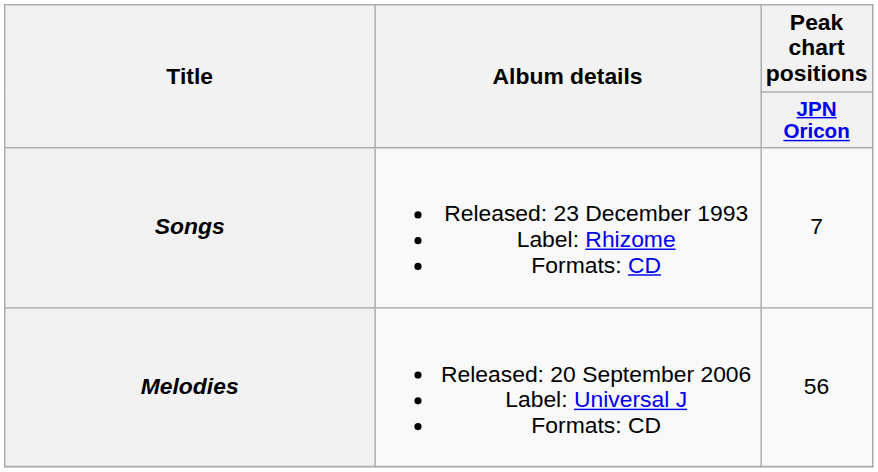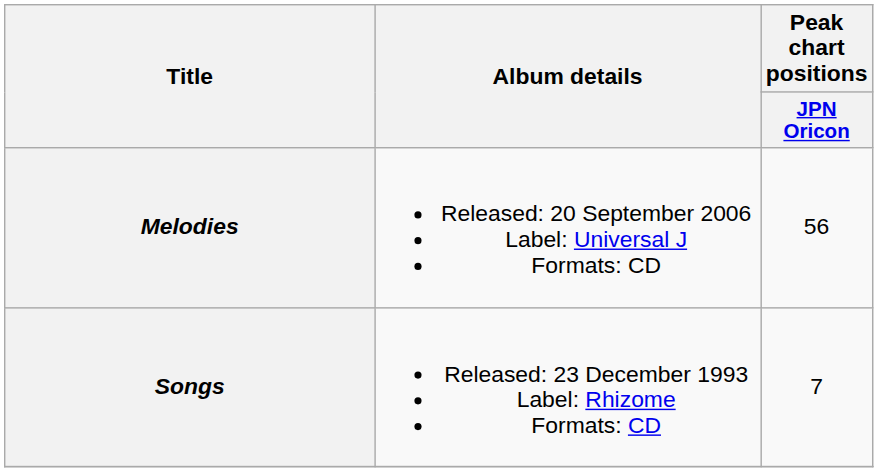rows swapped: (190, 227) <-> (190, 386)
